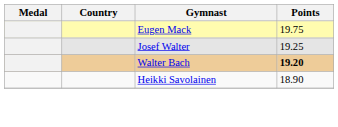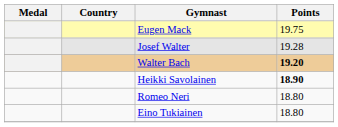(292, 46) 19.25 -> (292, 46) 19.28
(292, 79) normal -> (292, 79) bold
+ row: (164, 96)
+ row: (170, 113)
